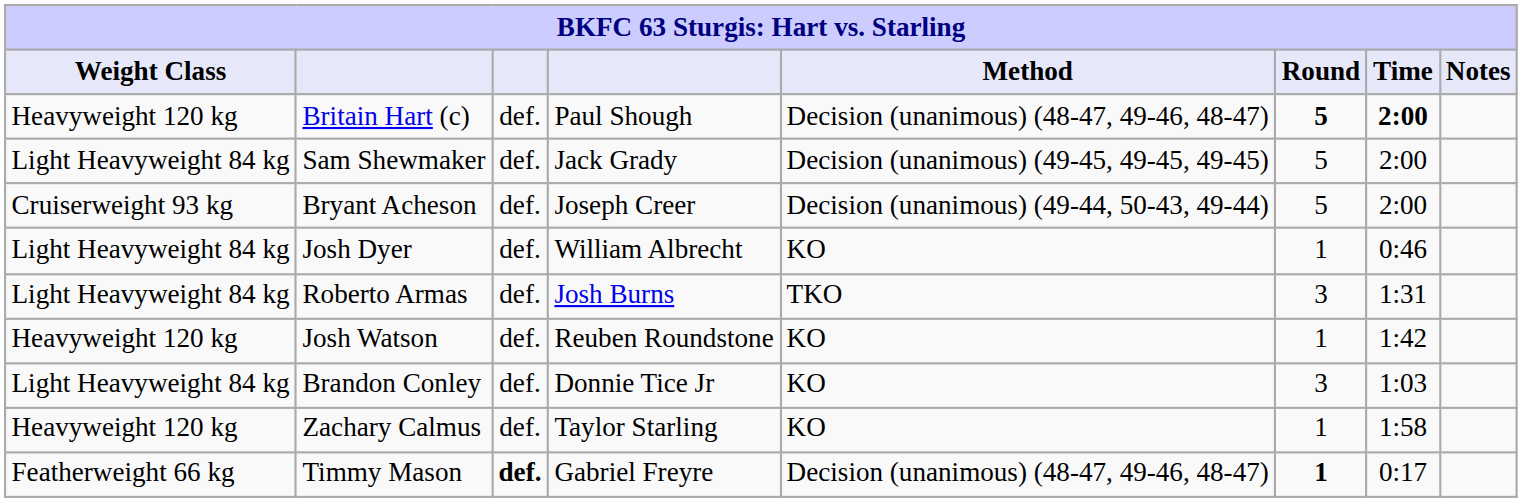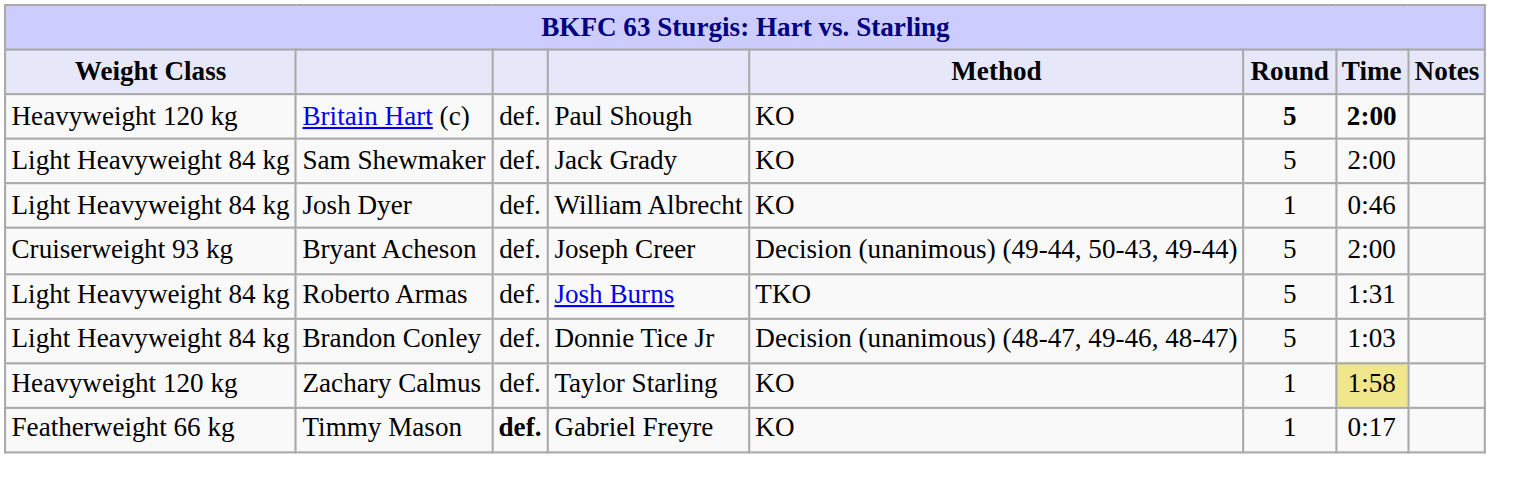(1028, 116) Decision (unanimous) (48-47, 49-46, 48-47) -> (775, 116) KO
(1028, 160) Decision (unanimous) (49-45, 49-45, 49-45) -> (775, 160) KO
rows swapped: (357, 250) <-> (390, 205)
(1321, 294) 3 -> (1290, 294) 5
- row: (370, 339)
(806, 384) KO -> (996, 339) Decision (unanimous) (48-47, 49-46, 48-47)
(1321, 384) 3 -> (1290, 339) 5
(1403, 429) no background -> (1372, 384) khaki background
(1028, 473) Decision (unanimous) (48-47, 49-46, 48-47) -> (775, 429) KO
(1321, 473) bold -> (1290, 429) normal
